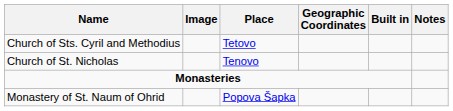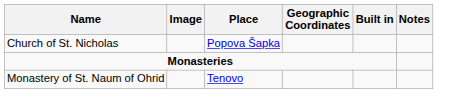- row: (93, 43)
(241, 61) Tenovo -> (244, 43) Popova Šapka
(259, 97) Popova Šapka -> (225, 79) Tenovo
